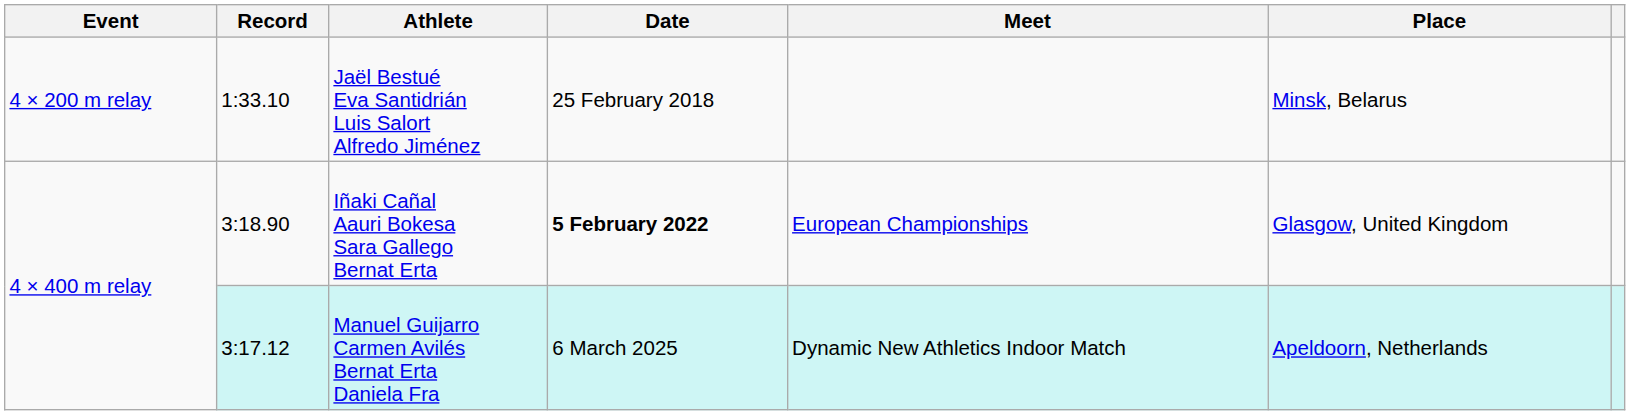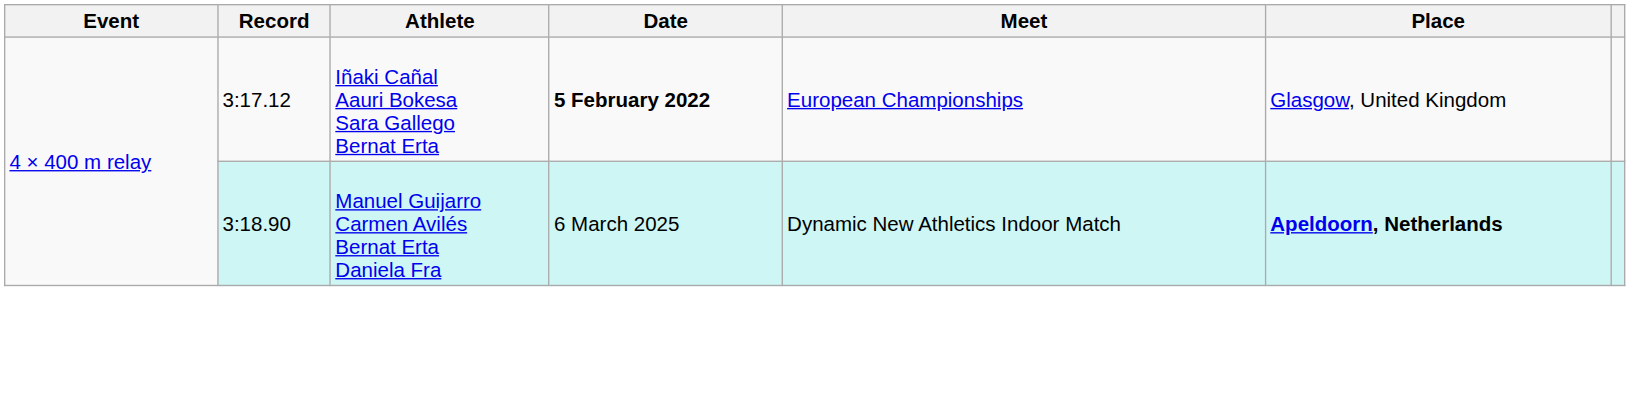- row: (407, 111)
(255, 224) 3:18.90 -> (257, 99) 3:17.12
(255, 348) 3:17.12 -> (257, 224) 3:18.90
(1380, 348) normal -> (1387, 224) bold
